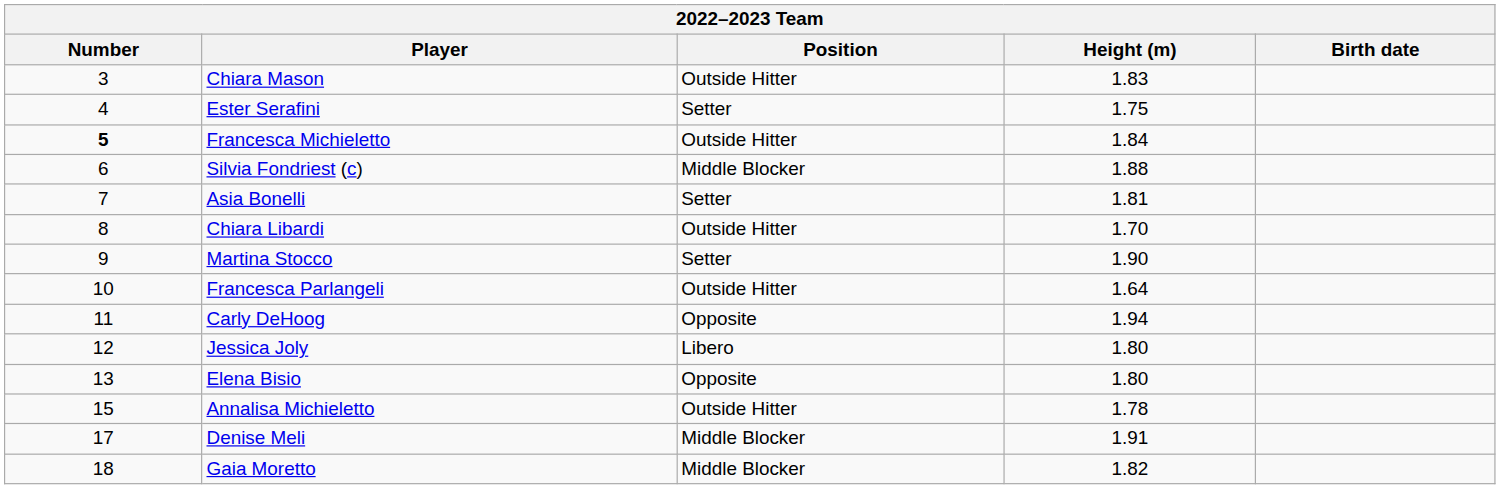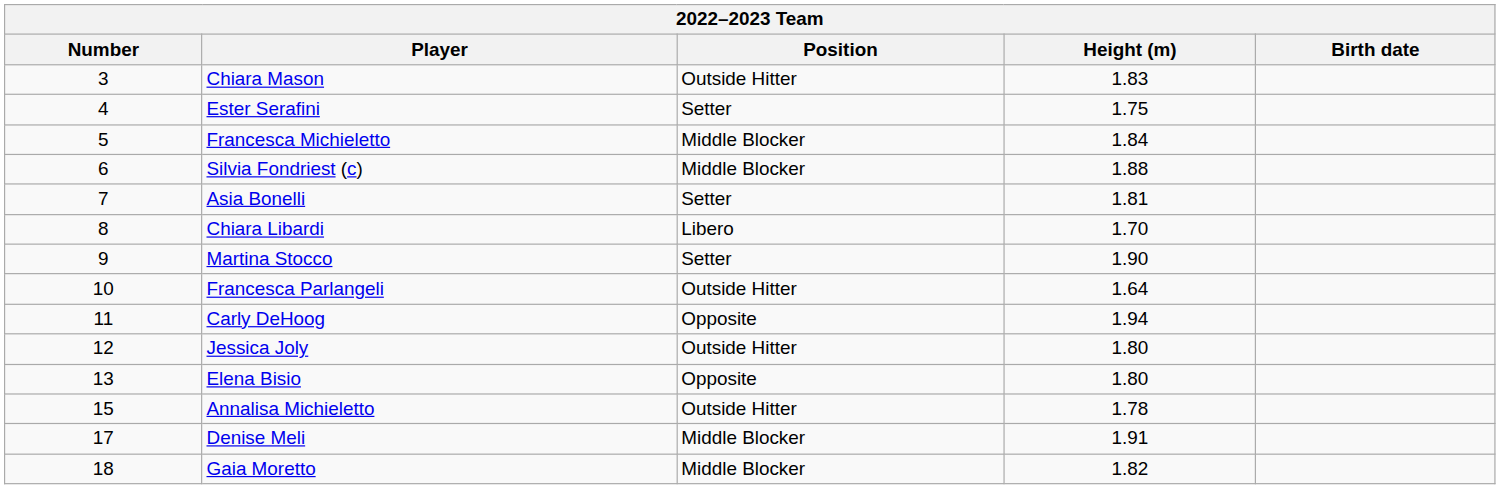(103, 139) bold -> (103, 139) normal
(739, 139) Outside Hitter -> (743, 139) Middle Blocker
(739, 229) Outside Hitter -> (708, 229) Libero
(708, 348) Libero -> (739, 348) Outside Hitter
